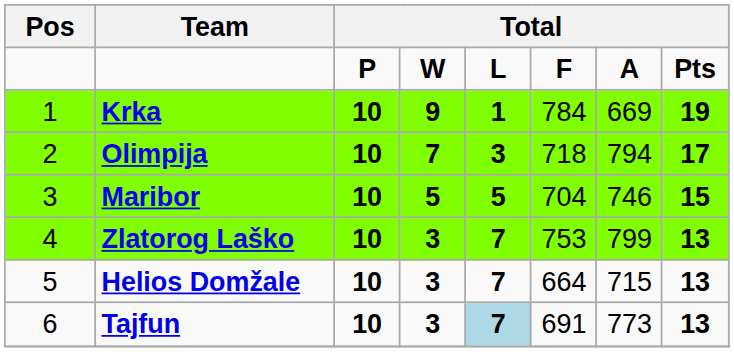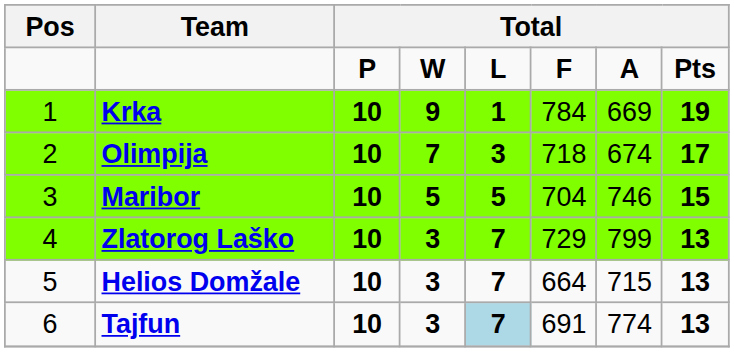(630, 154) 794 -> (630, 154) 674
(564, 239) 753 -> (564, 239) 729
(630, 325) 773 -> (630, 325) 774
